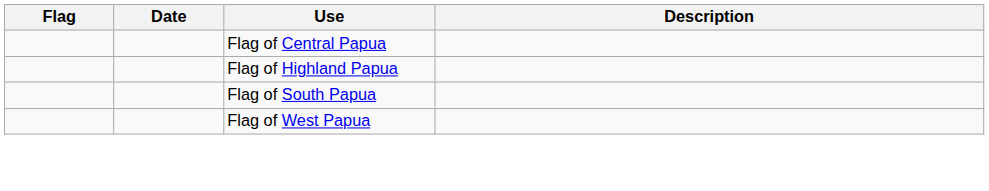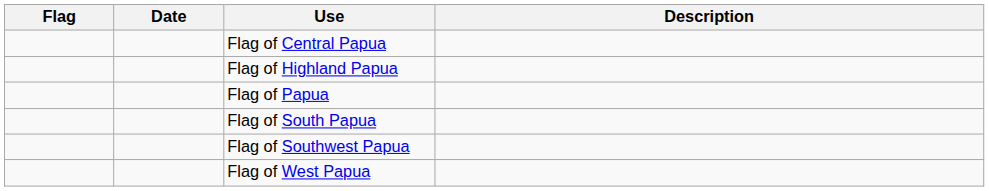+ row: (278, 95)
+ row: (318, 146)
